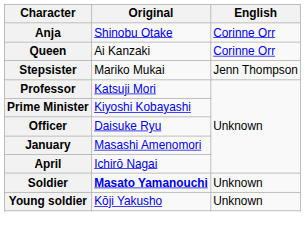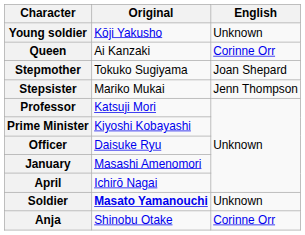rows swapped: (48, 32) <-> (48, 201)
+ row: (48, 70)
